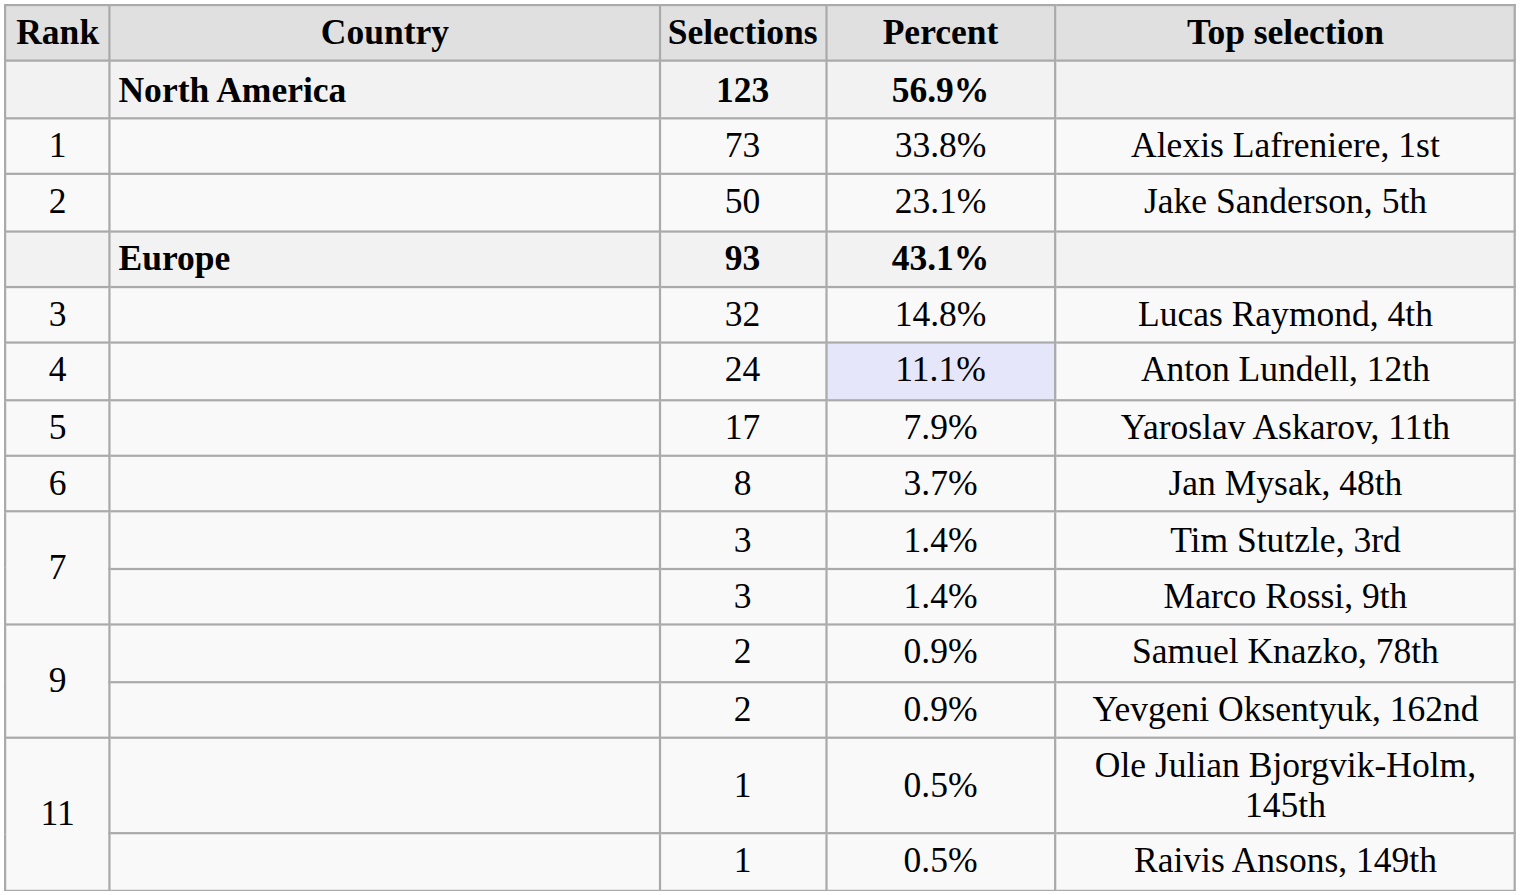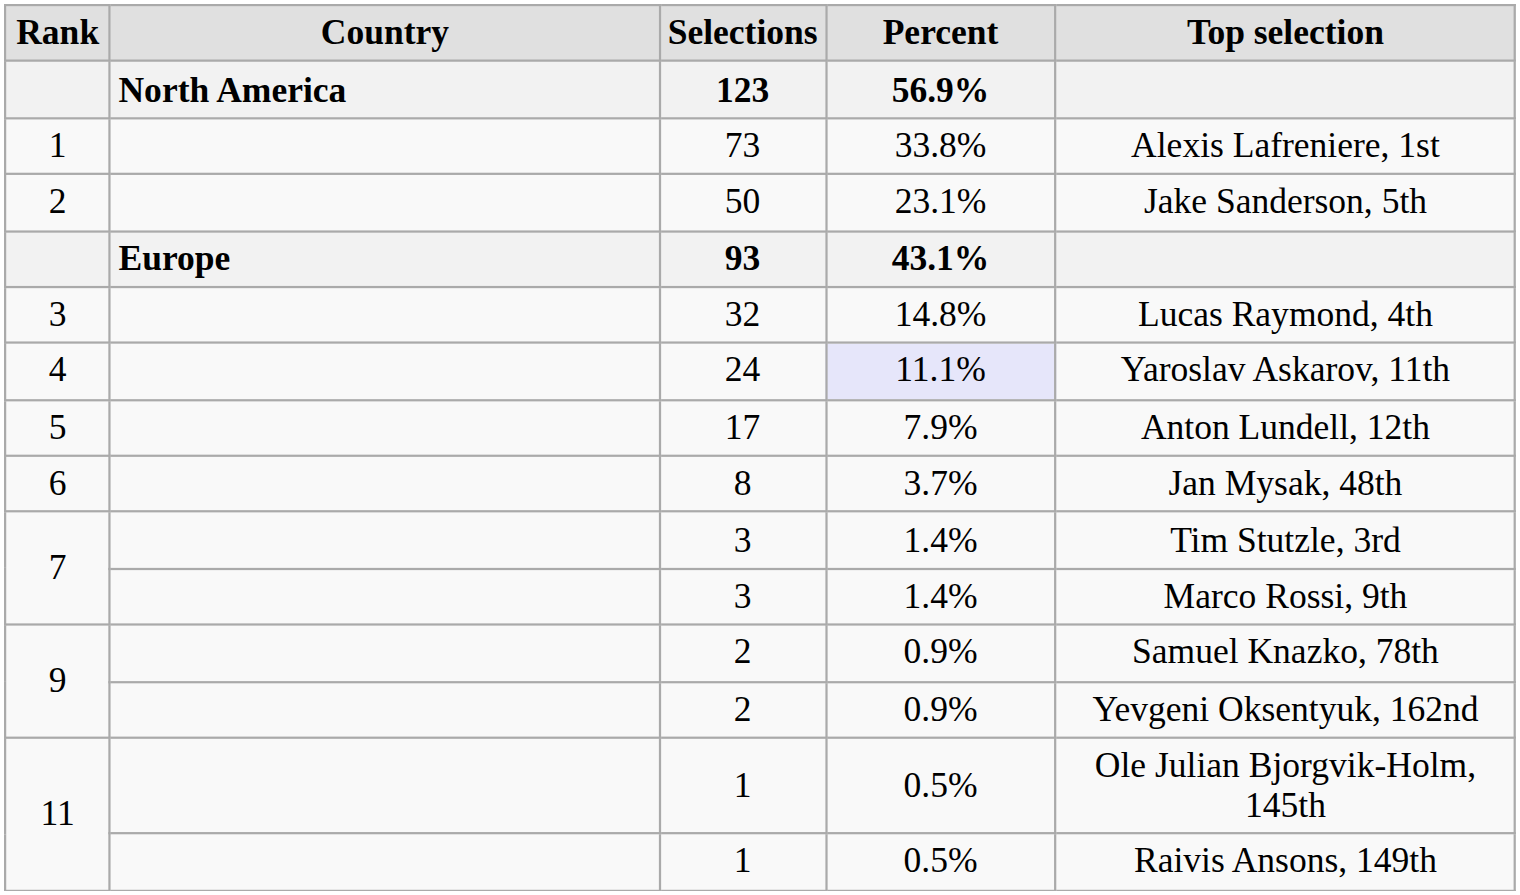(1285, 370) Anton Lundell, 12th -> (1285, 370) Yaroslav Askarov, 11th
(1285, 426) Yaroslav Askarov, 11th -> (1285, 426) Anton Lundell, 12th
